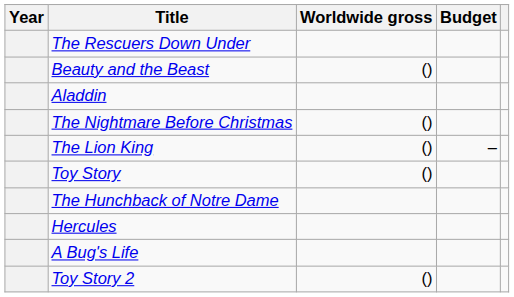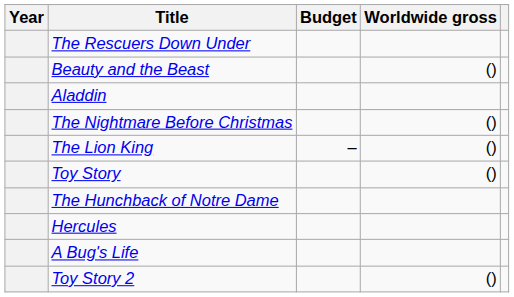columns swapped: (366, 17) <-> (468, 17)
